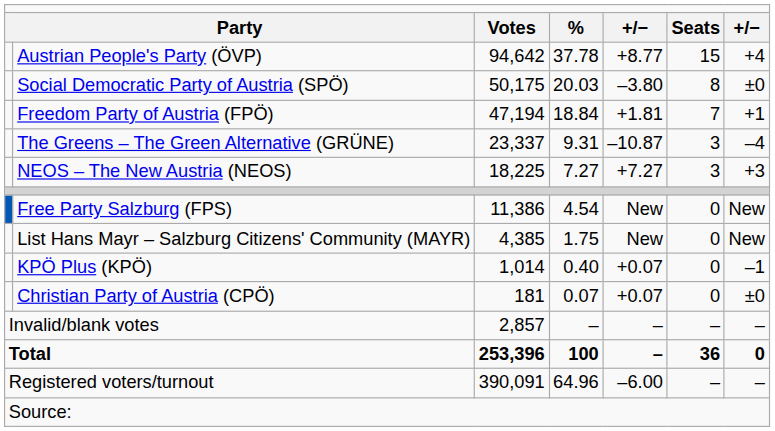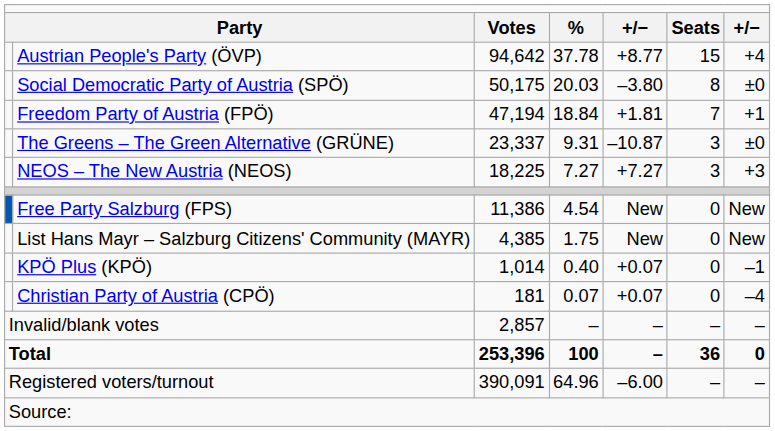(755, 143) –4 -> (755, 143) ±0
(755, 296) ±0 -> (755, 296) –4
